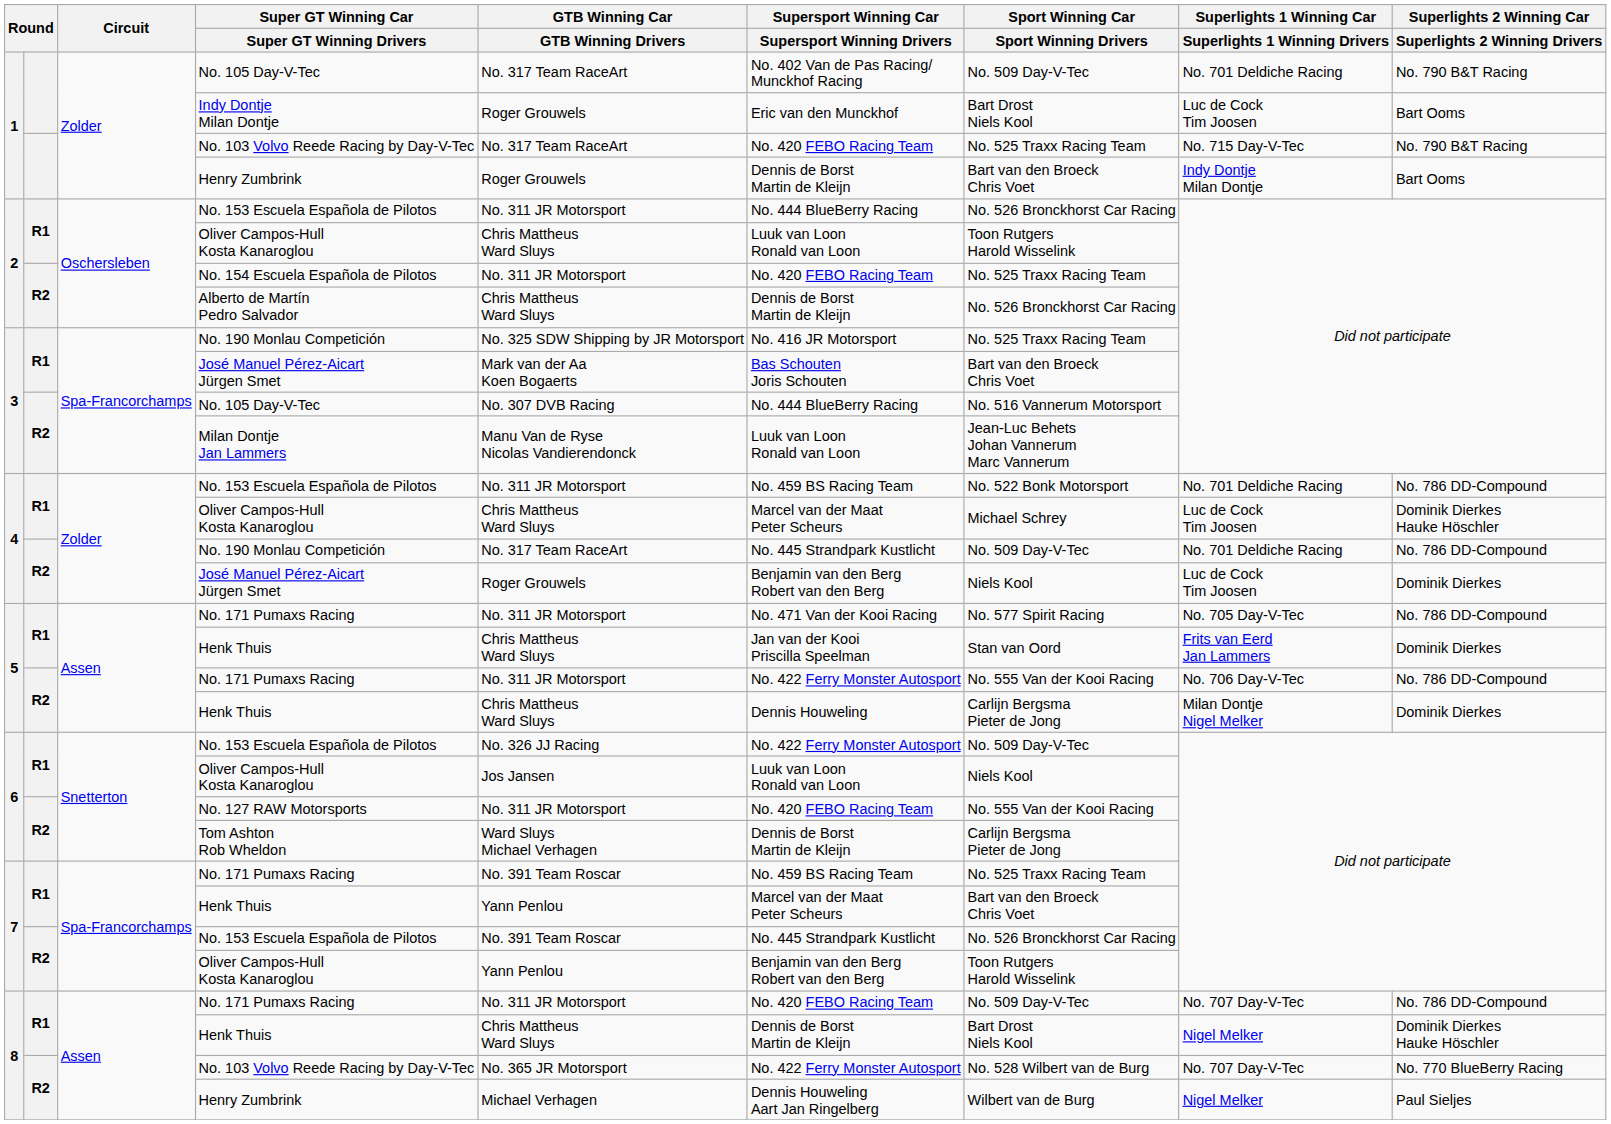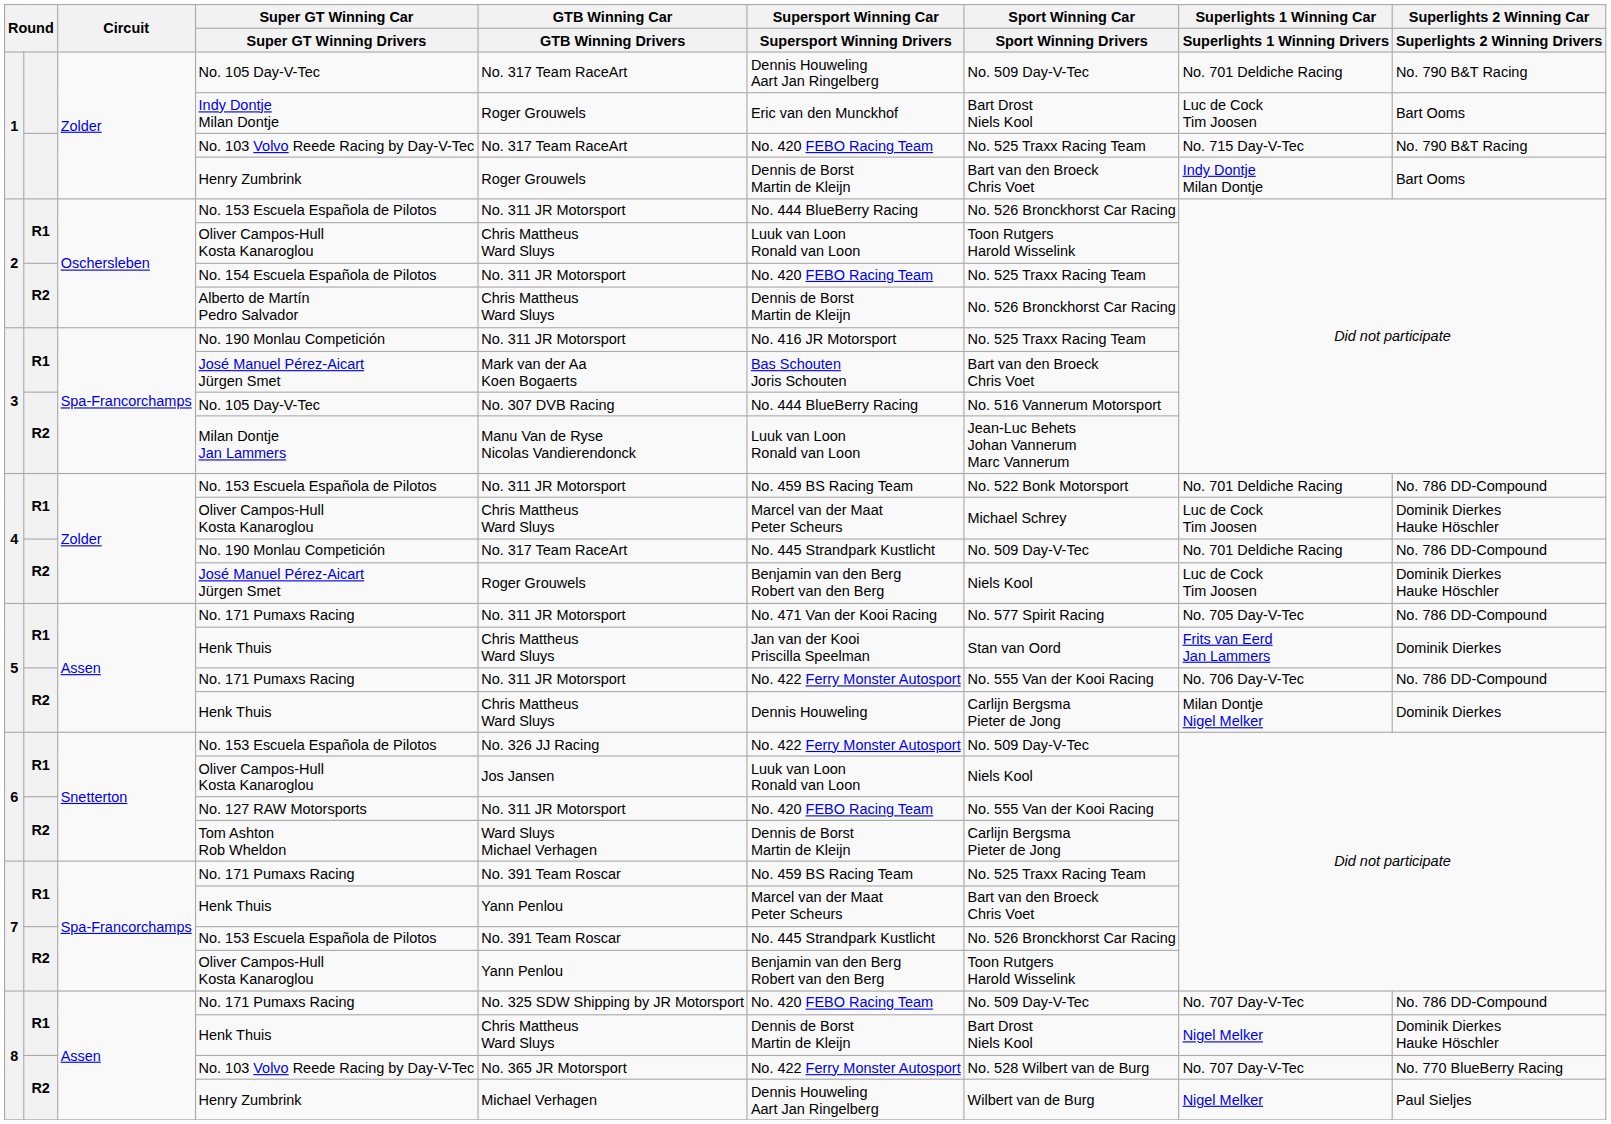(842, 72) No. 402 Van de Pas Racing/ Munckhof Racing -> (815, 72) Dennis Houweling Aart Jan Ringelberg
(613, 339) No. 325 SDW Shipping by JR Motorsport -> (553, 339) No. 311 JR Motorsport
(1449, 583) Dominik Dierkes -> (1449, 583) Dominik Dierkes Hauke Höschler
(553, 1003) No. 311 JR Motorsport -> (613, 1003) No. 325 SDW Shipping by JR Motorsport
